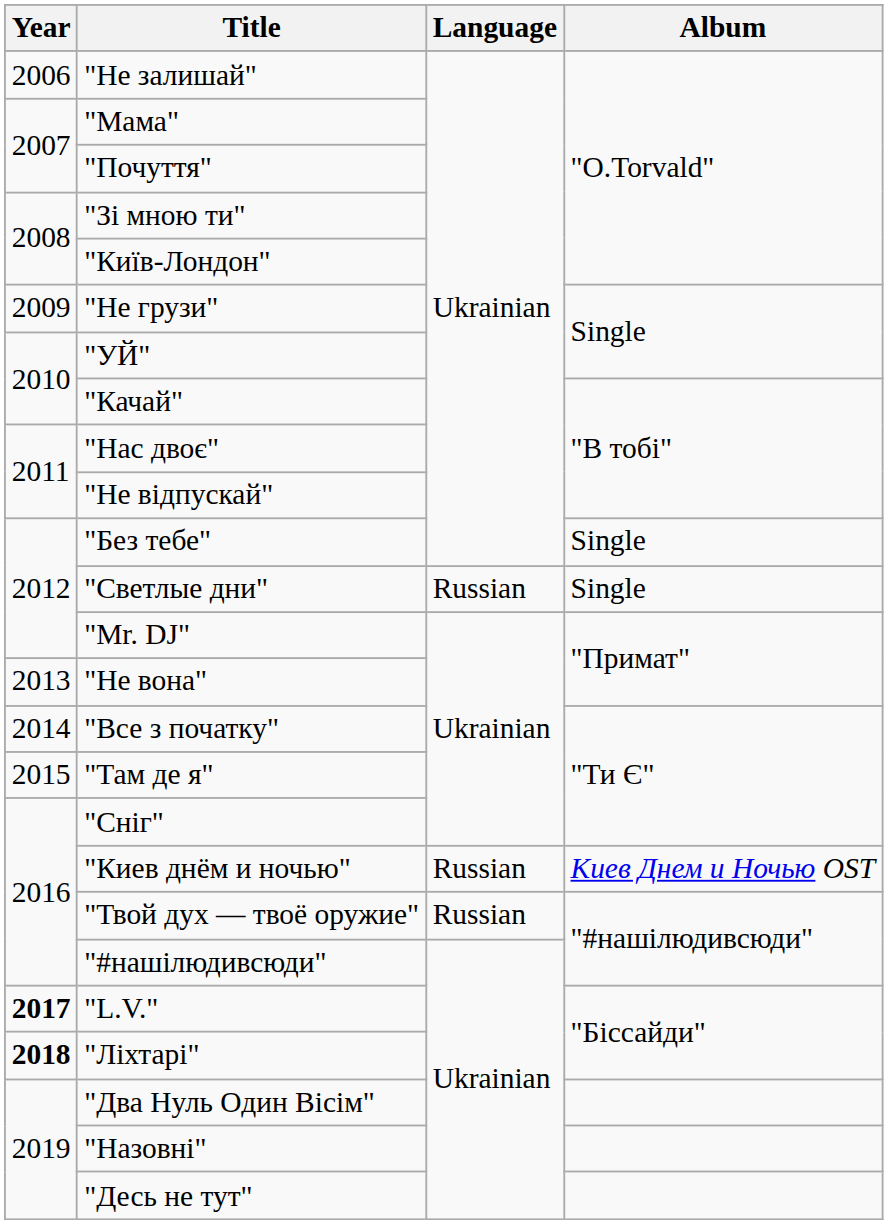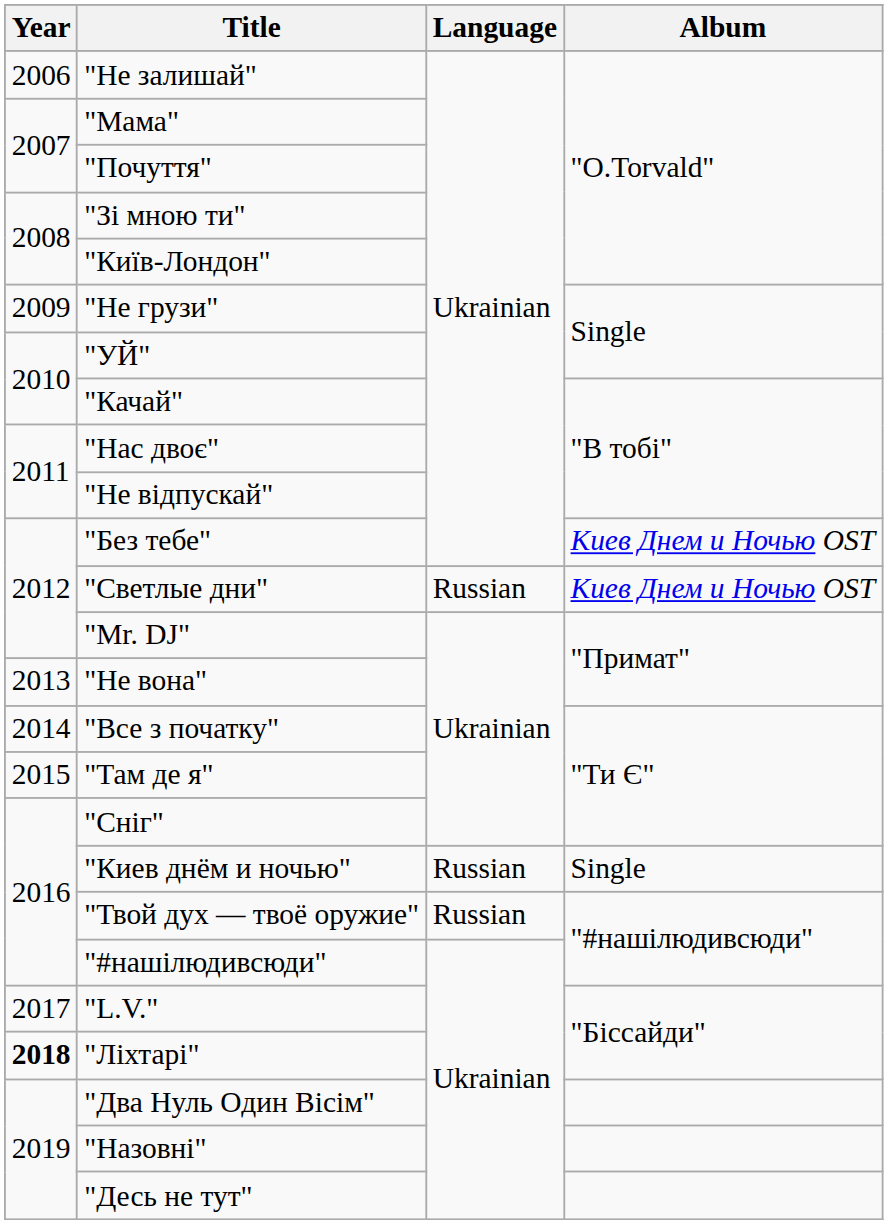(608, 541) Single -> (723, 541) Киев Днем и Ночью OST
(608, 588) Single -> (723, 588) Киев Днем и Ночью OST
(723, 868) Киев Днем и Ночью OST -> (608, 868) Single
(41, 1008) bold -> (41, 1008) normal
